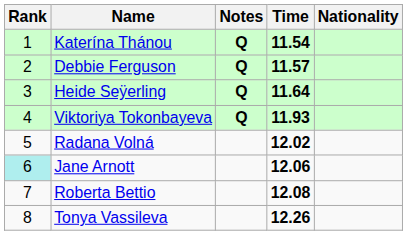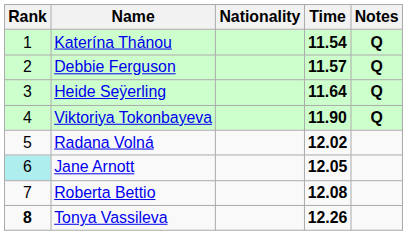columns swapped: (358, 17) <-> (241, 17)
(291, 117) 11.93 -> (327, 117) 11.90
(291, 167) 12.06 -> (328, 167) 12.05
(28, 218) normal -> (28, 218) bold
